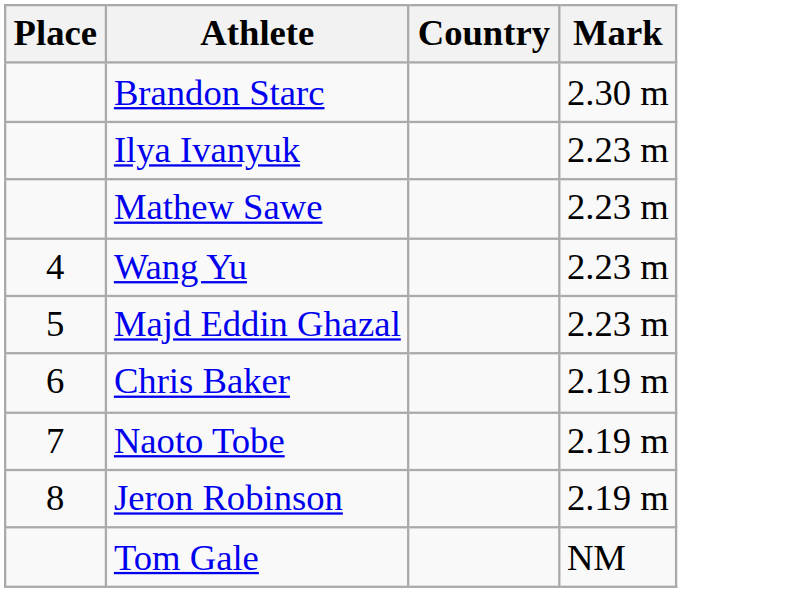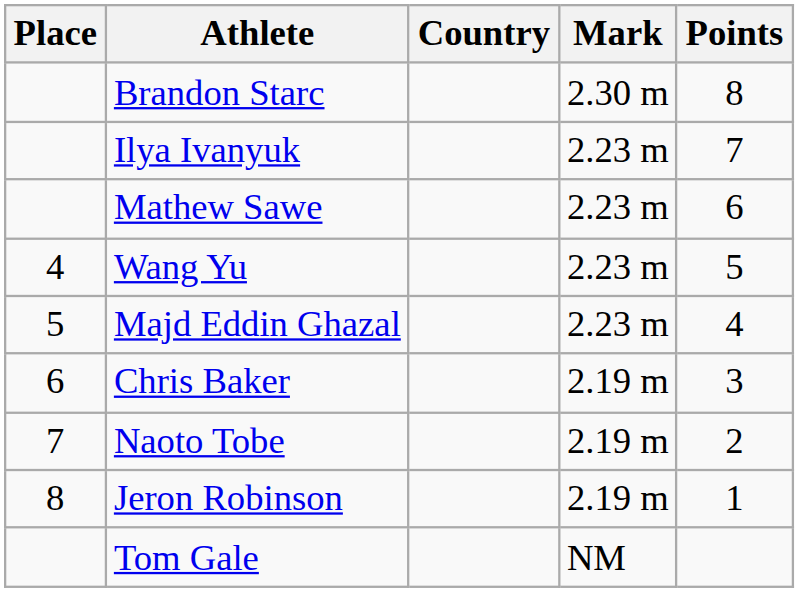+ column: (734, 33)
